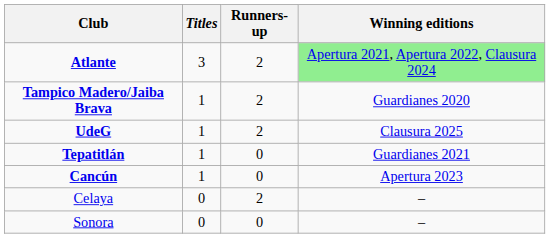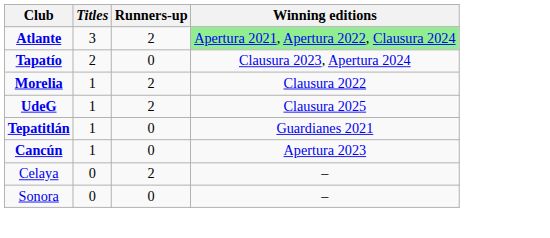+ row: (39, 60)
- row: (93, 101)
+ row: (39, 83)
